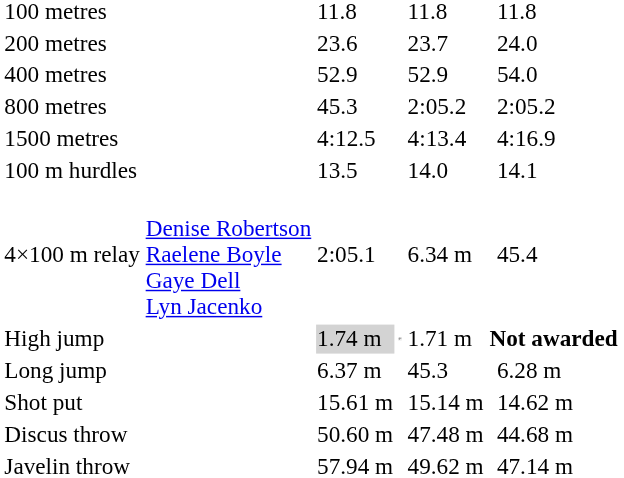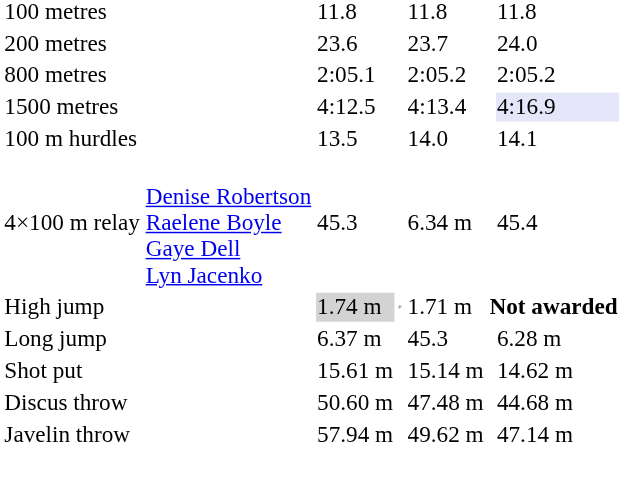- row: (56, 74)
(337, 106) 45.3 -> (346, 74) 2:05.1
(526, 138) no background -> (526, 106) lavender background
(346, 254) 2:05.1 -> (337, 222) 45.3
